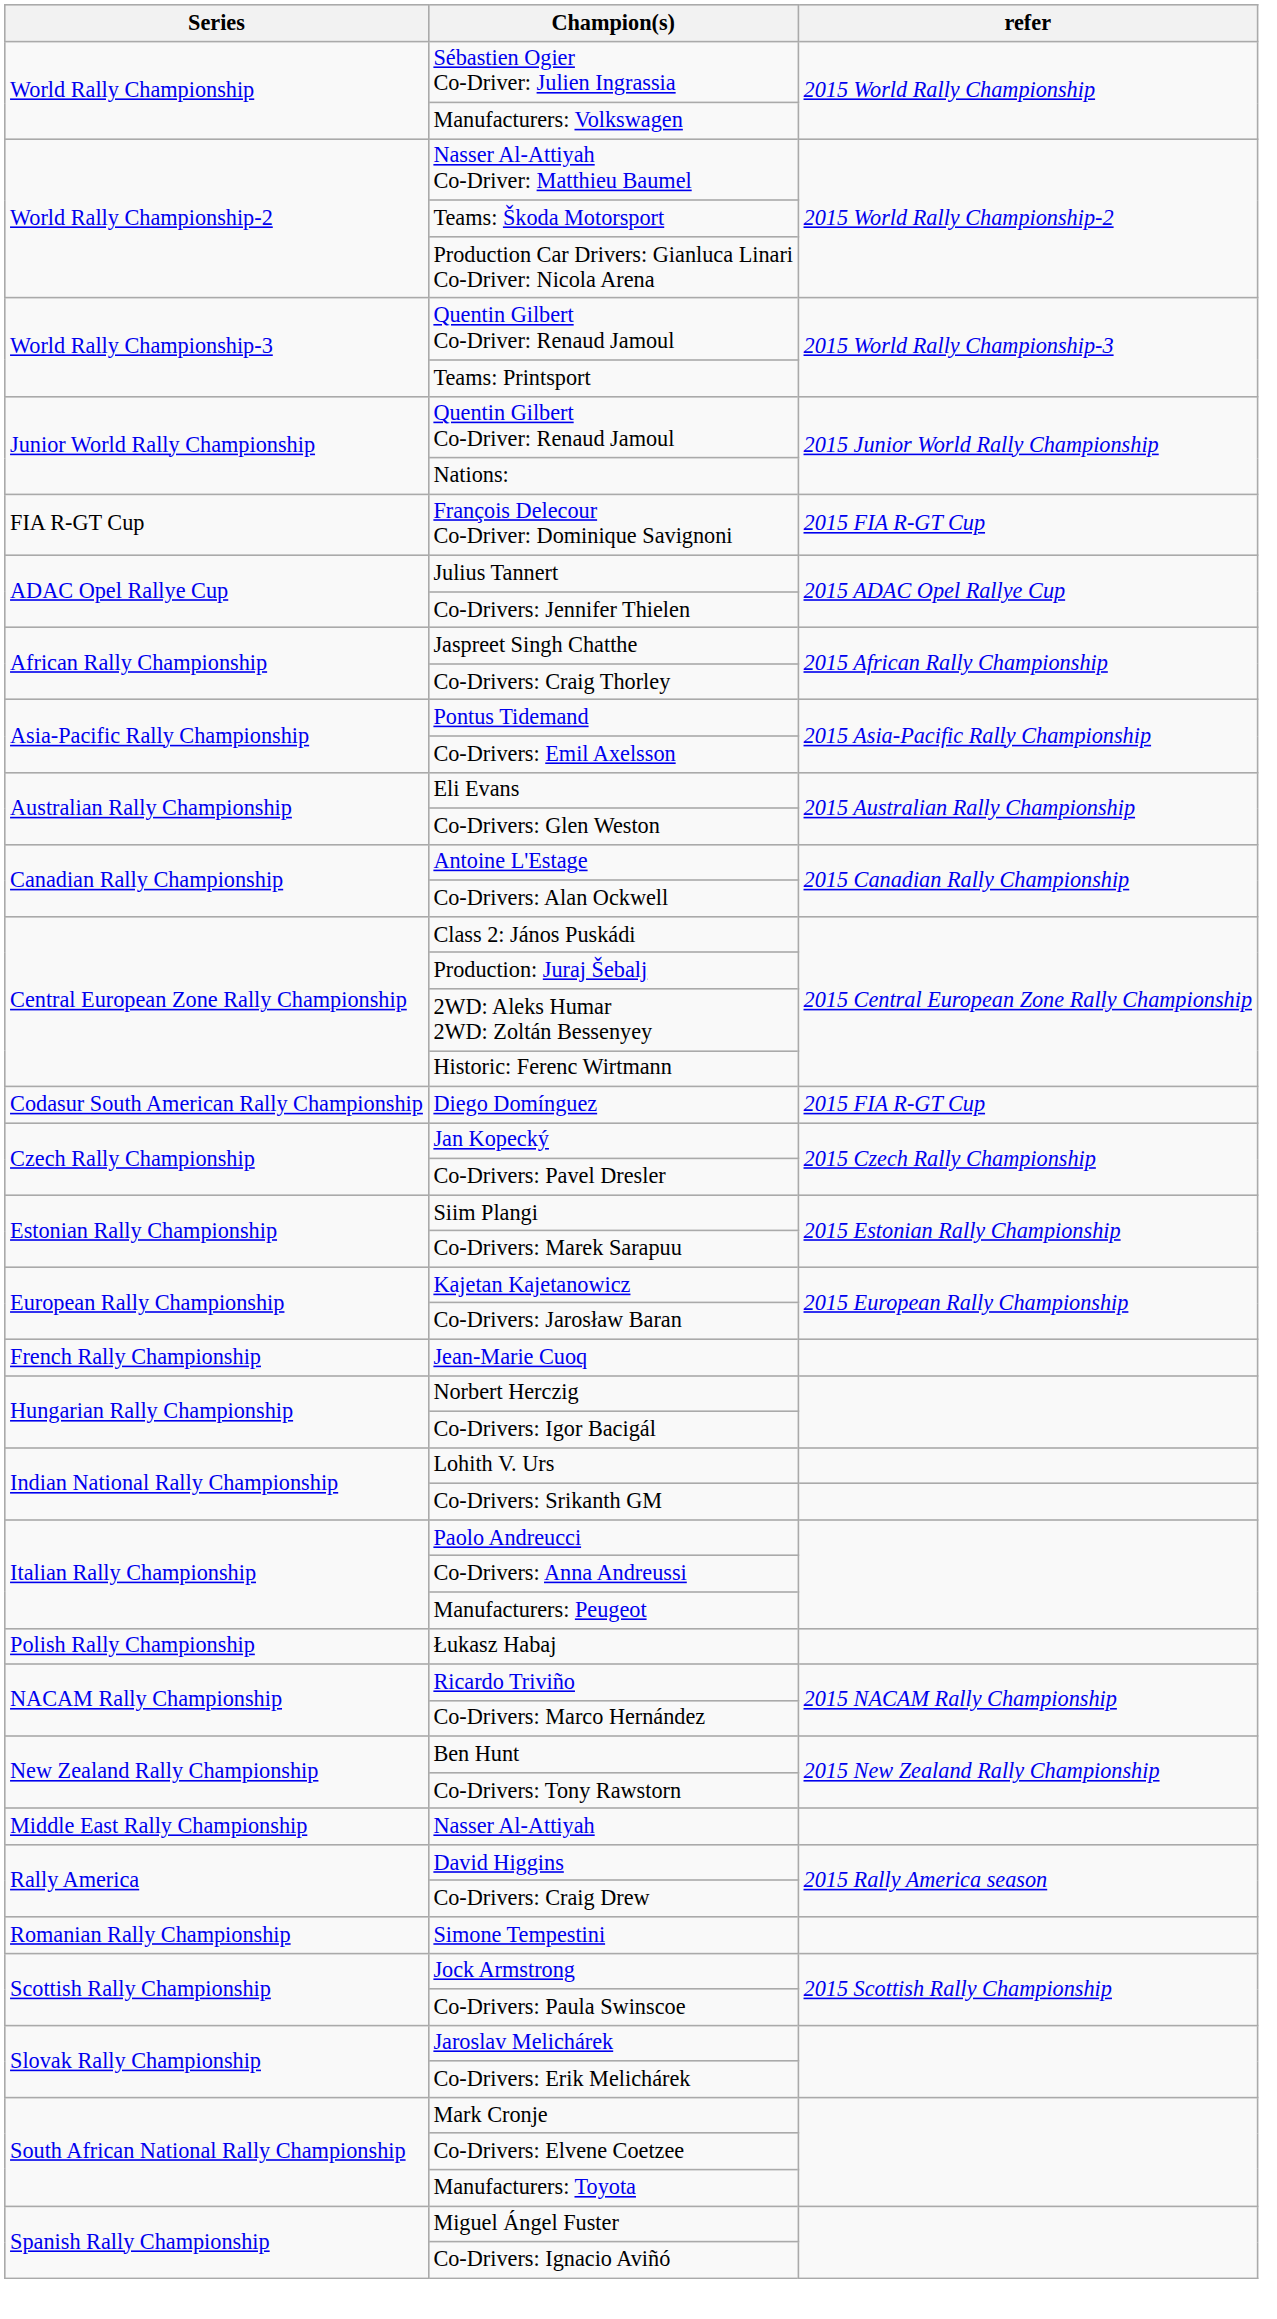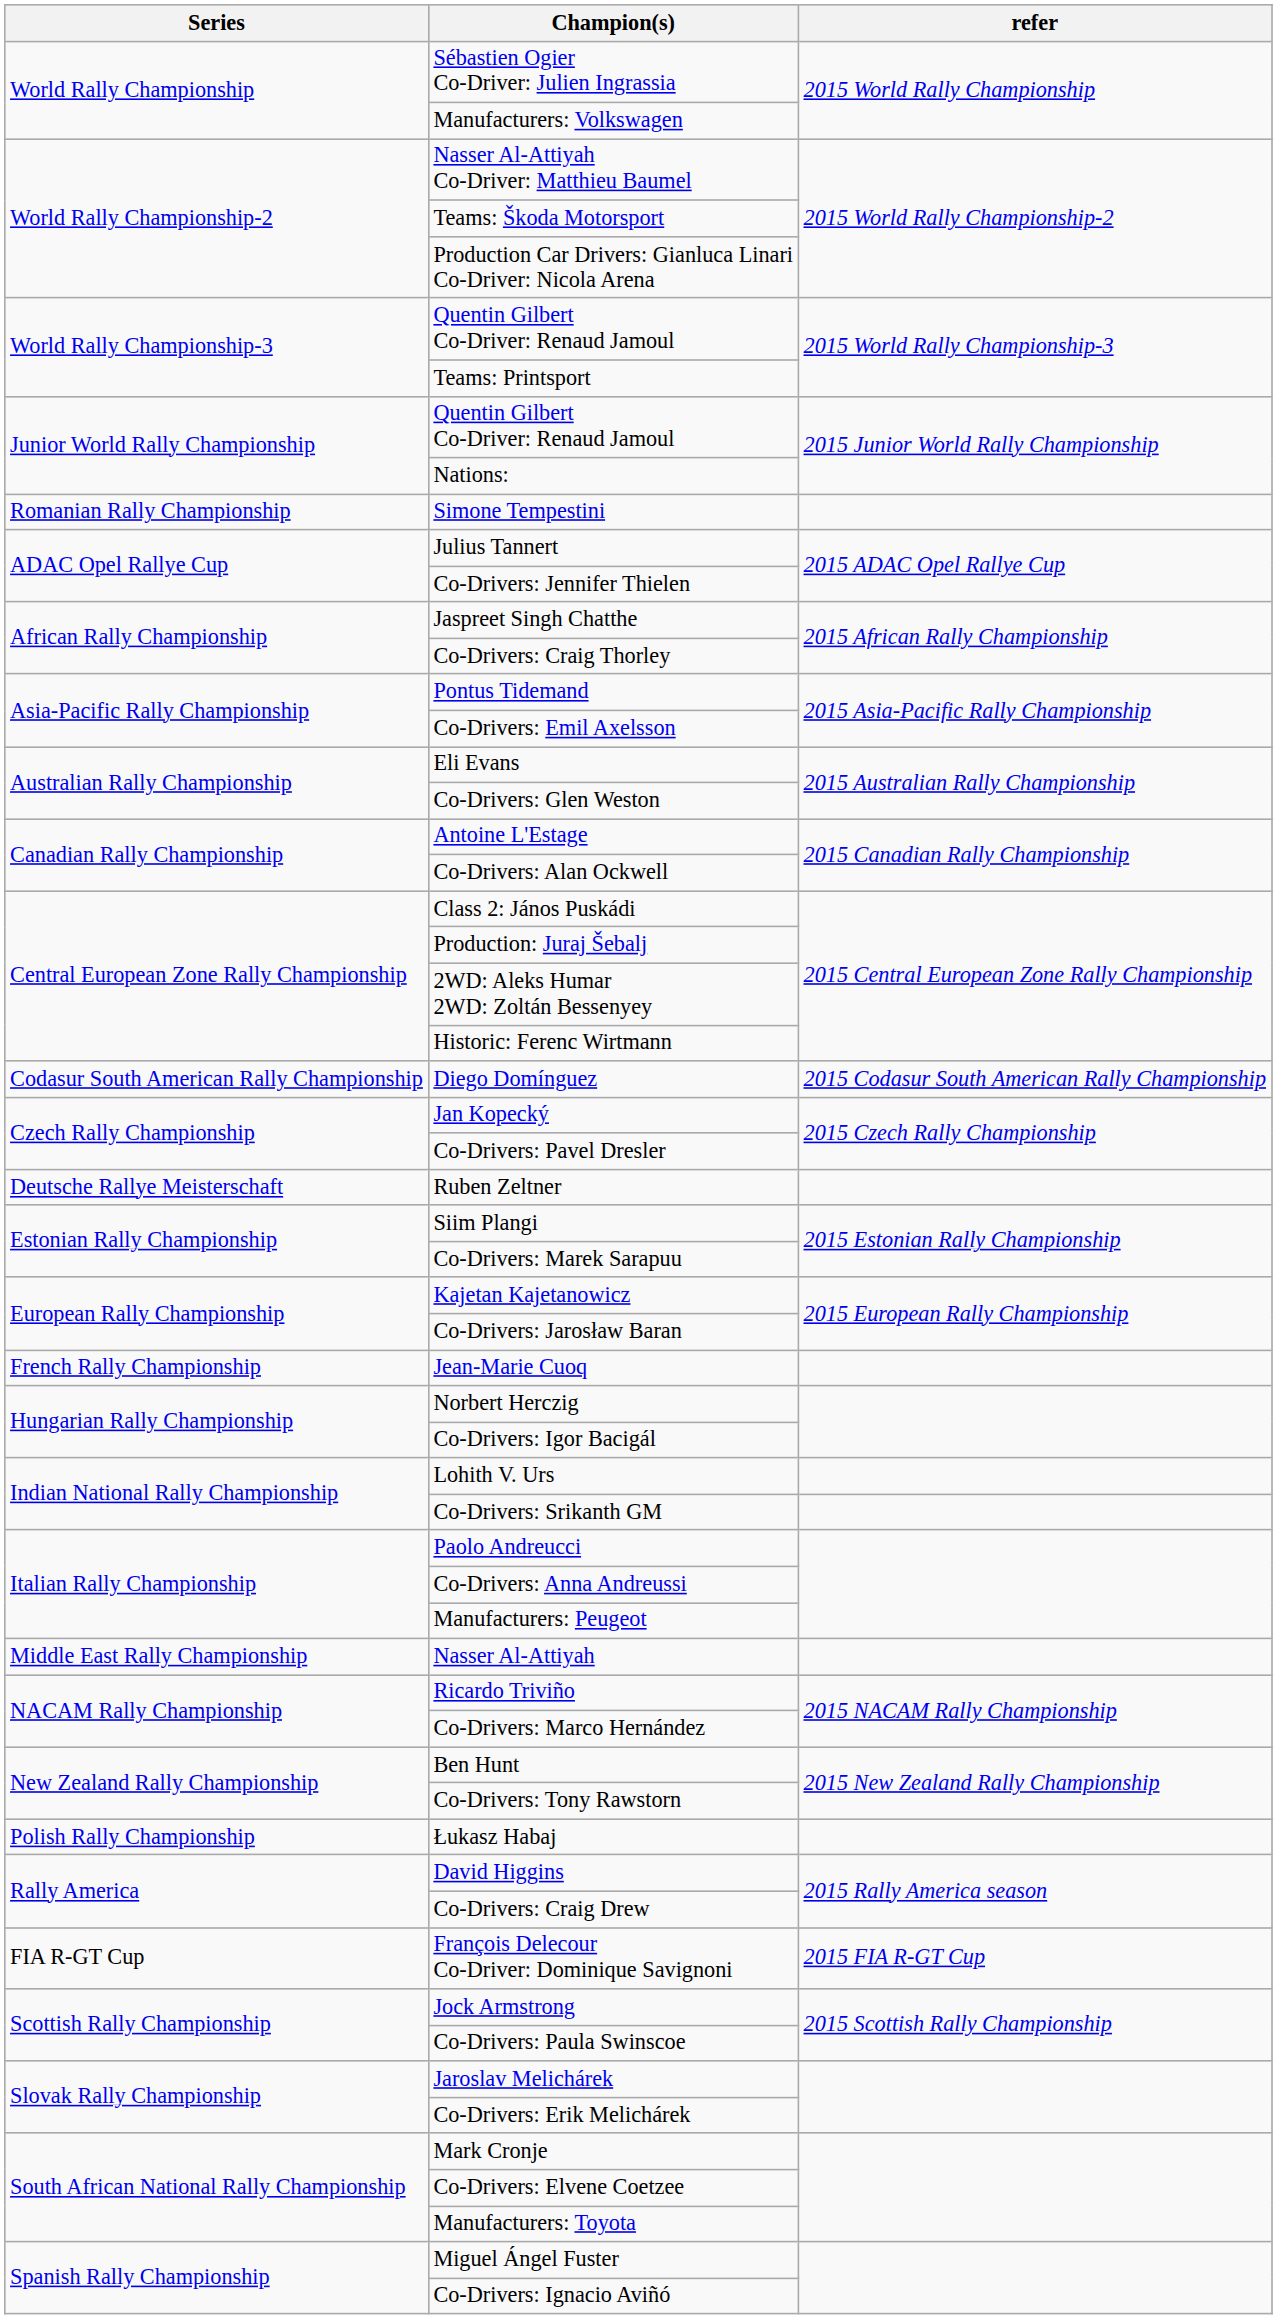rows swapped: (77, 524) <-> (150, 1934)
(894, 1104) 2015 FIA R-GT Cup -> (1035, 1078) 2015 Codasur South American Rally Championship
+ row: (147, 1186)
rows swapped: (159, 1826) <-> (132, 1645)
